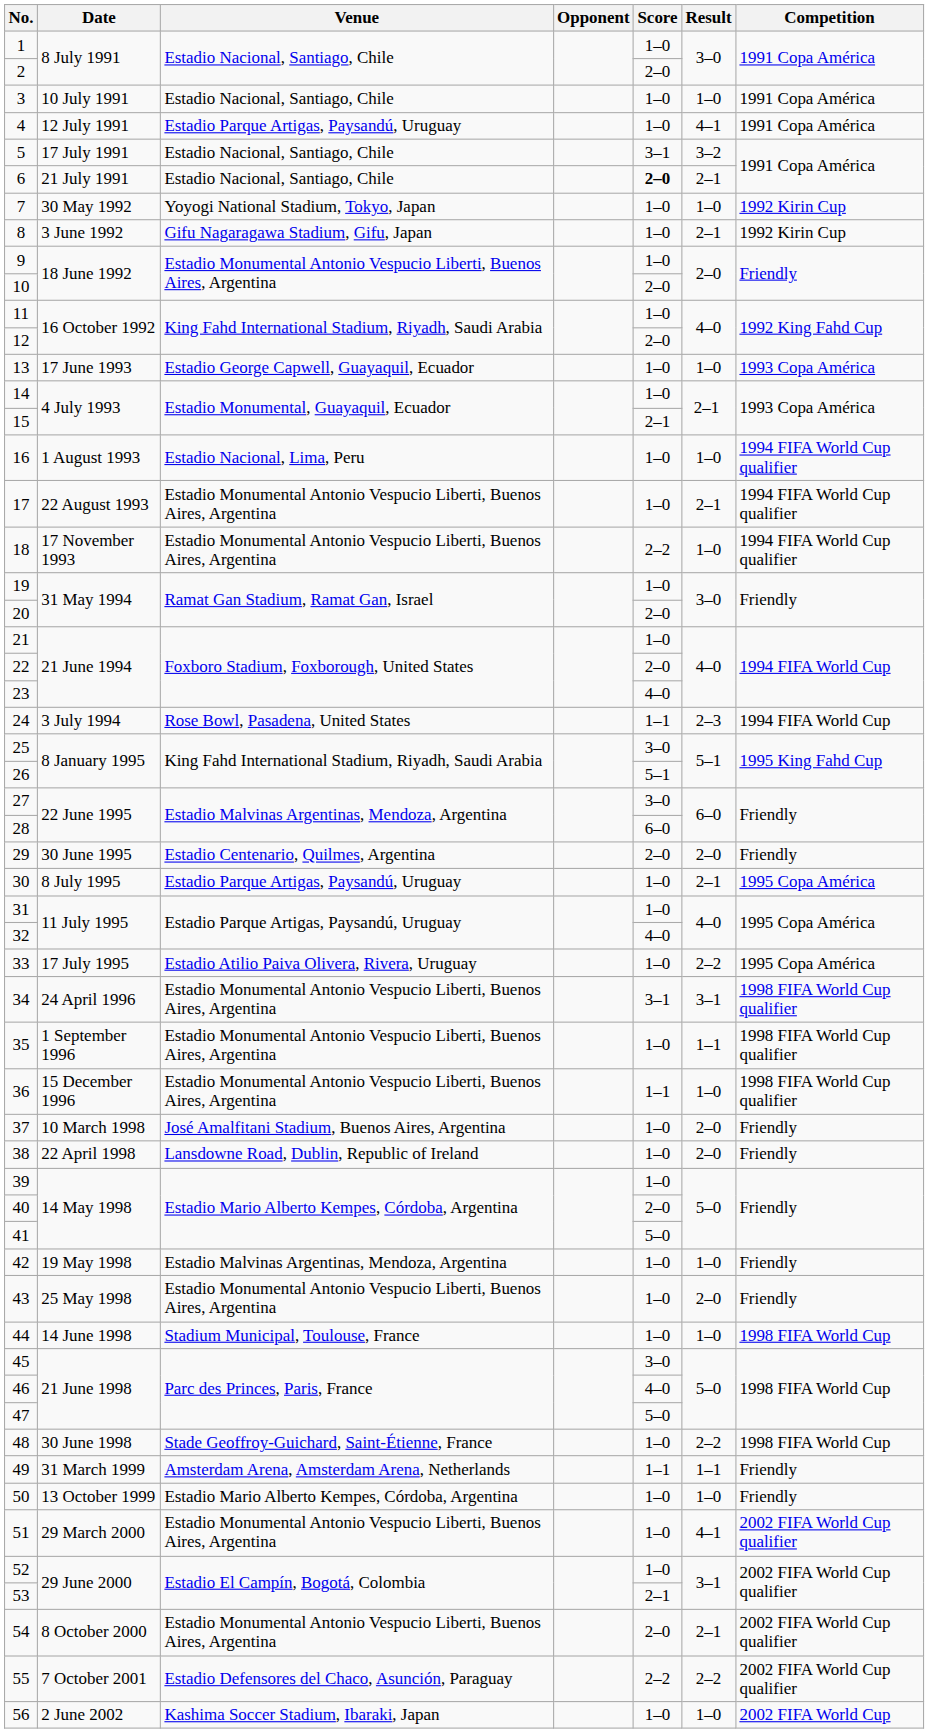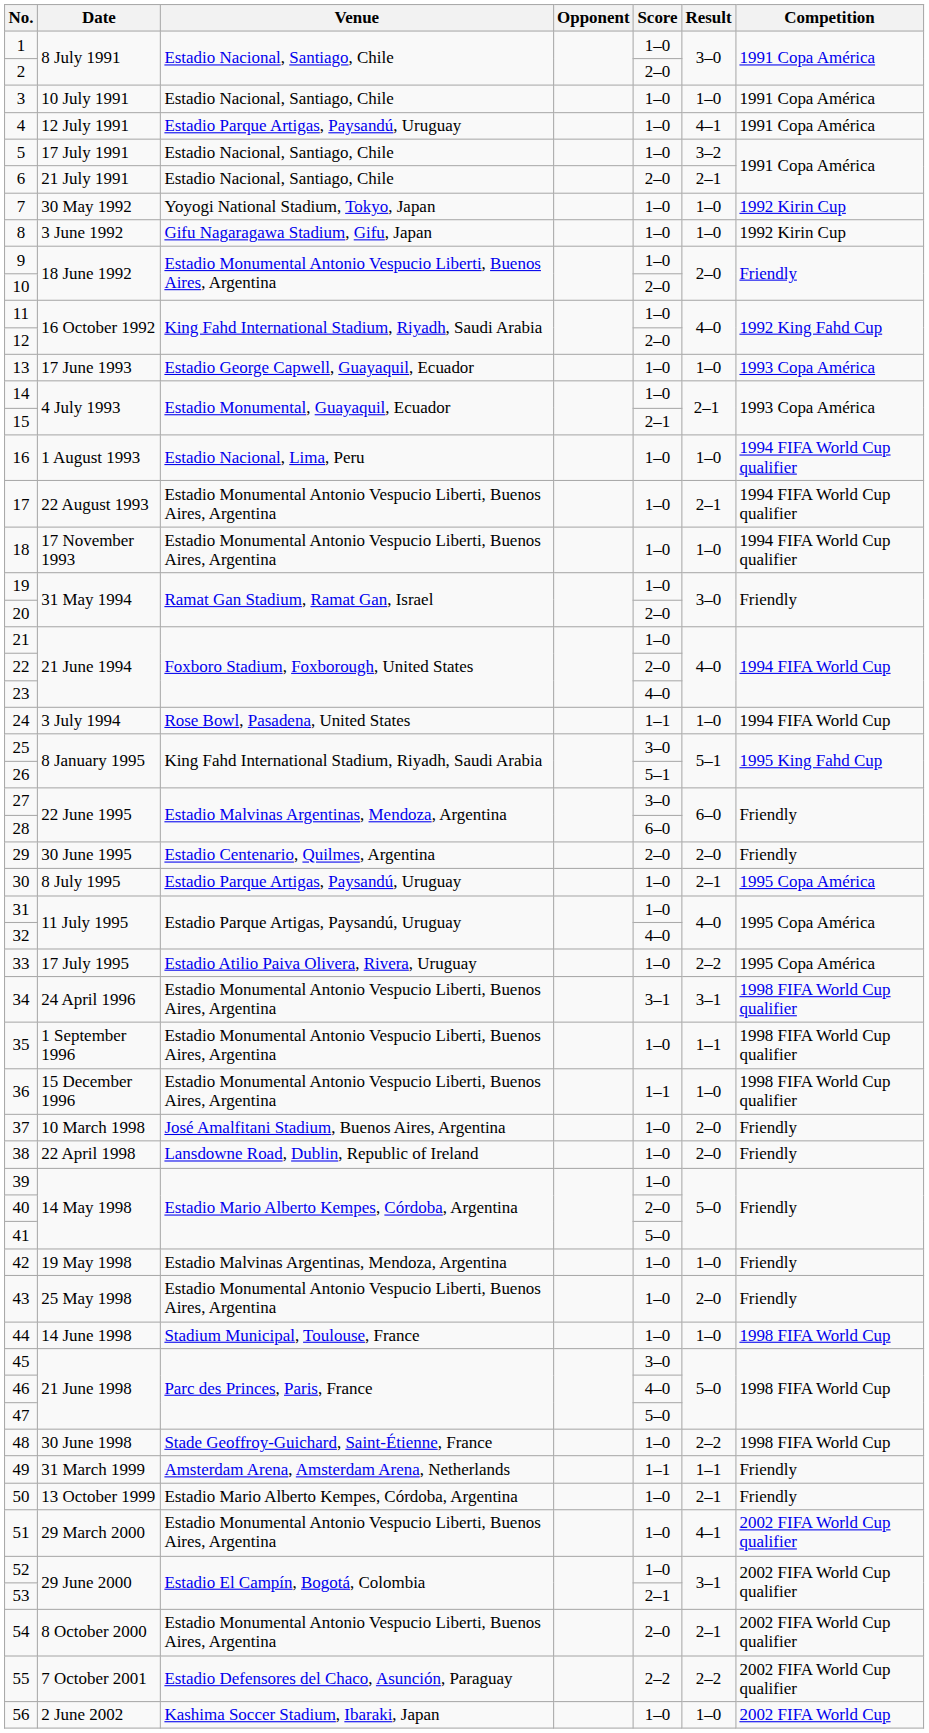(658, 152) 3–1 -> (658, 152) 1–0
(658, 179) bold -> (658, 179) normal
(709, 233) 2–1 -> (709, 233) 1–0
(658, 549) 2–2 -> (658, 549) 1–0
(709, 720) 2–3 -> (709, 720) 1–0
(709, 1496) 1–0 -> (709, 1496) 2–1
